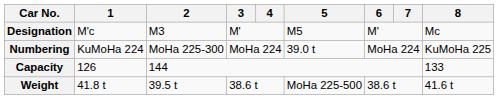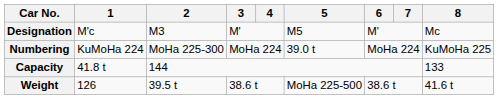(87, 67) 126 -> (91, 67) 41.8 t
(91, 85) 41.8 t -> (87, 85) 126
